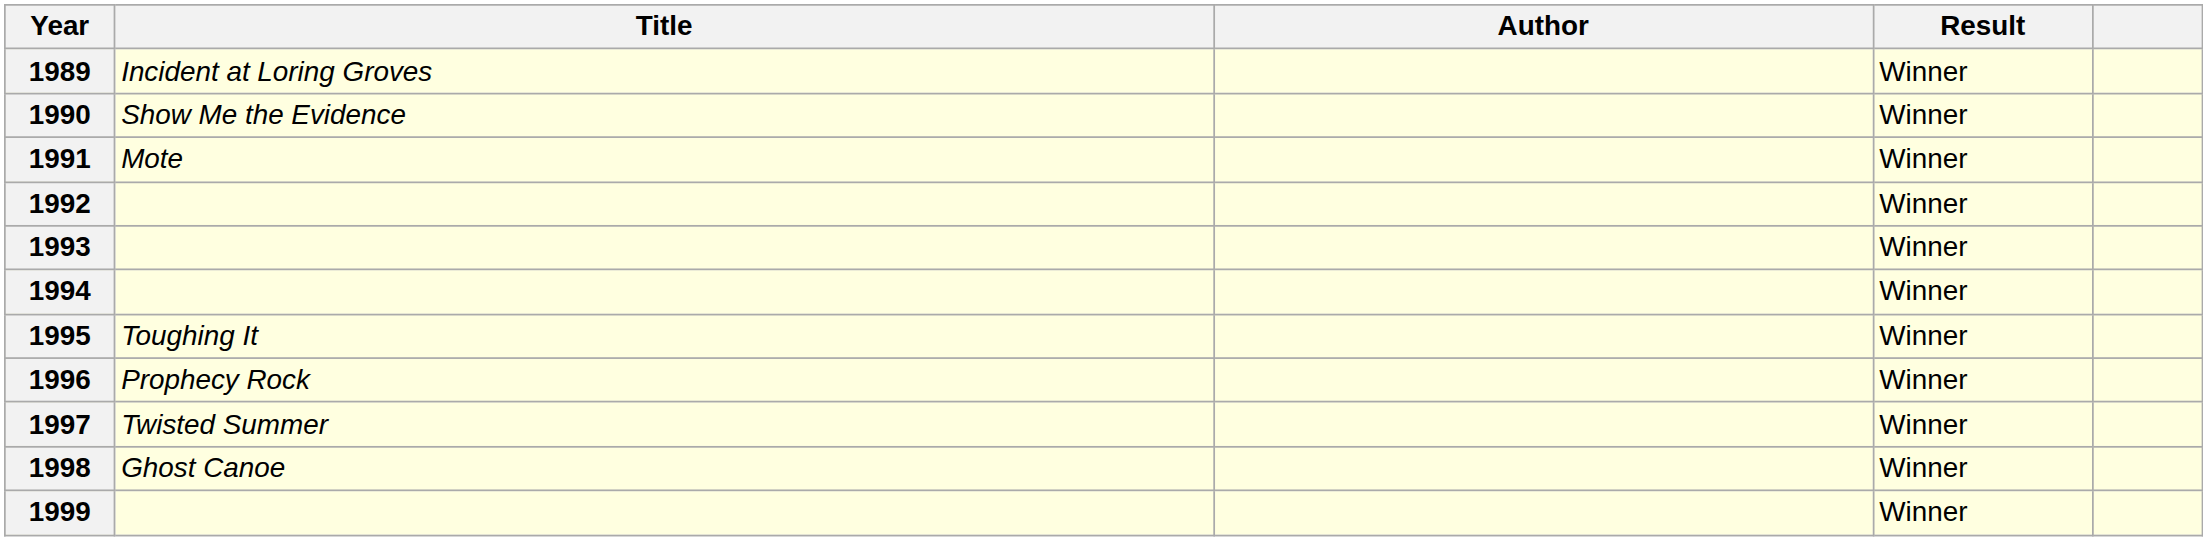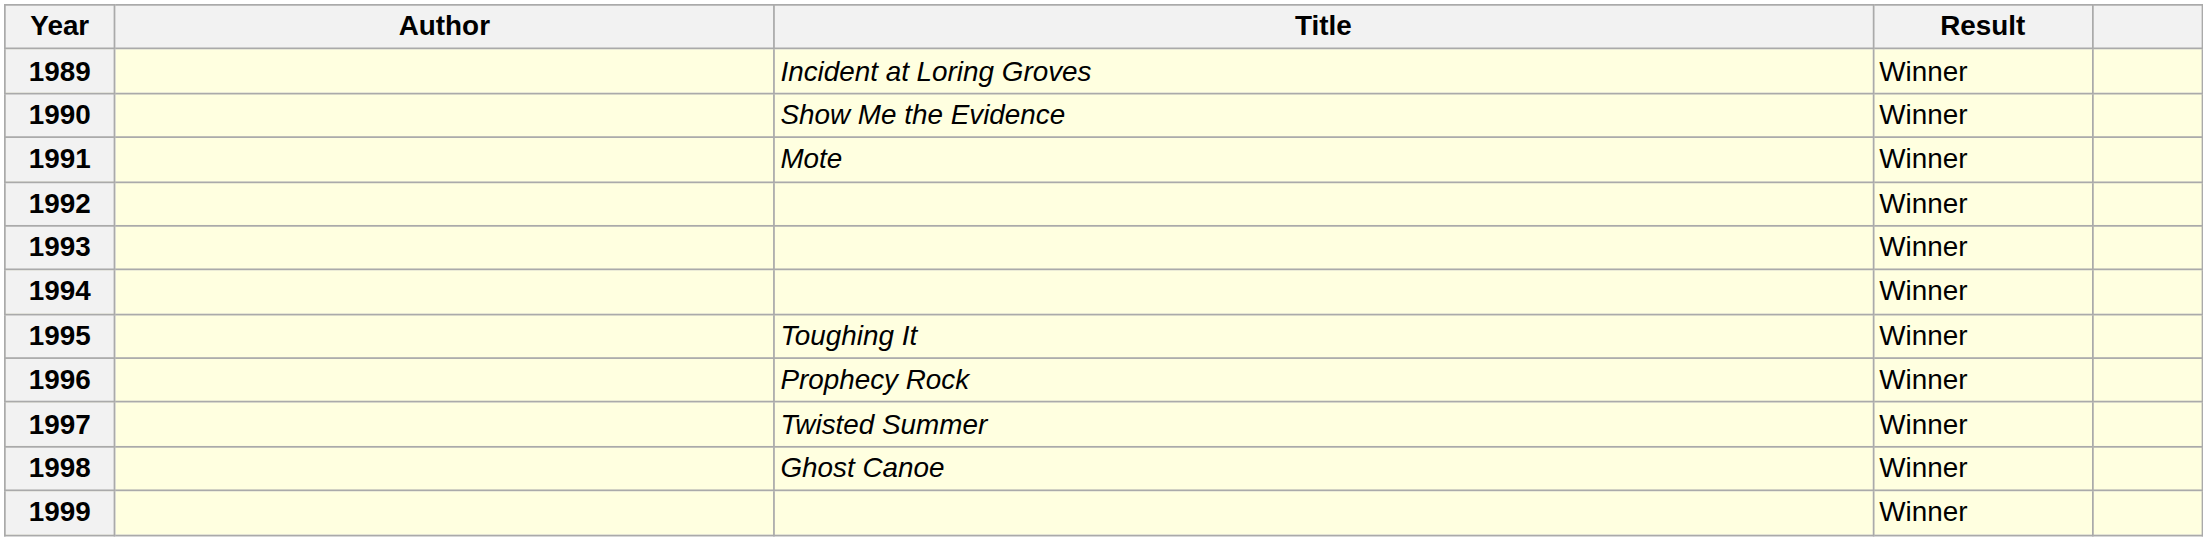columns swapped: (1543, 26) <-> (664, 26)
